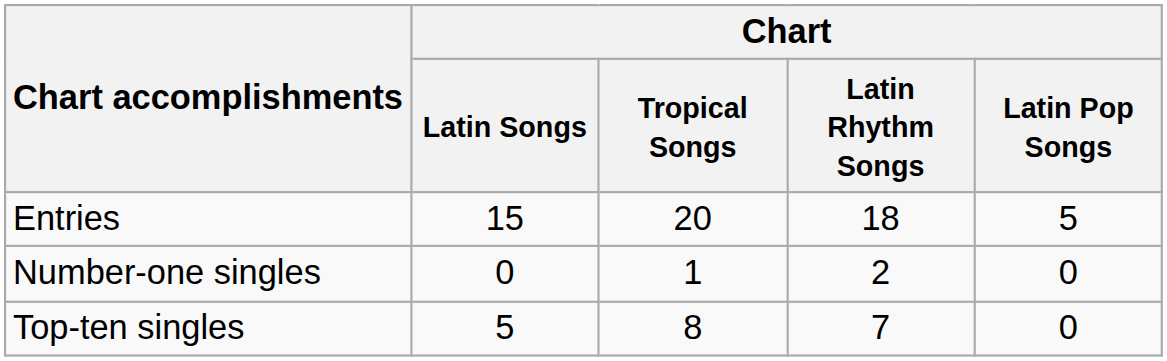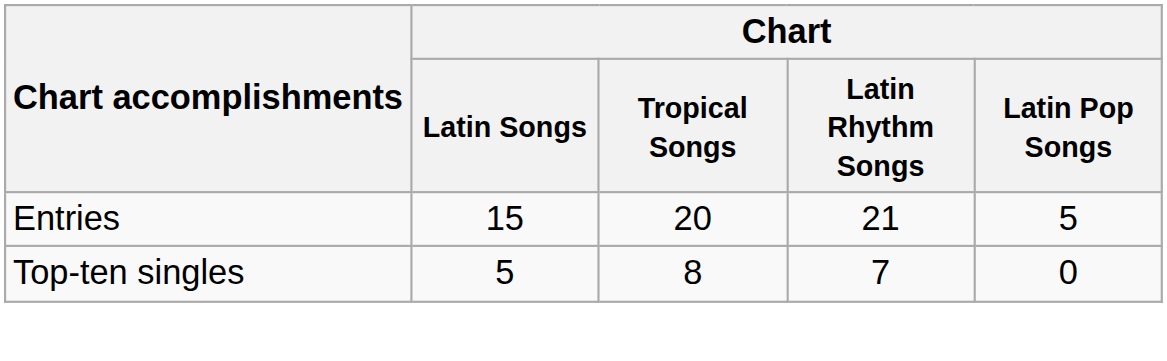(881, 218) 18 -> (881, 218) 21
- row: (167, 272)
